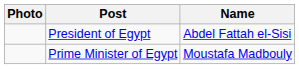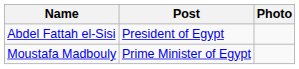columns swapped: (25, 14) <-> (238, 14)
